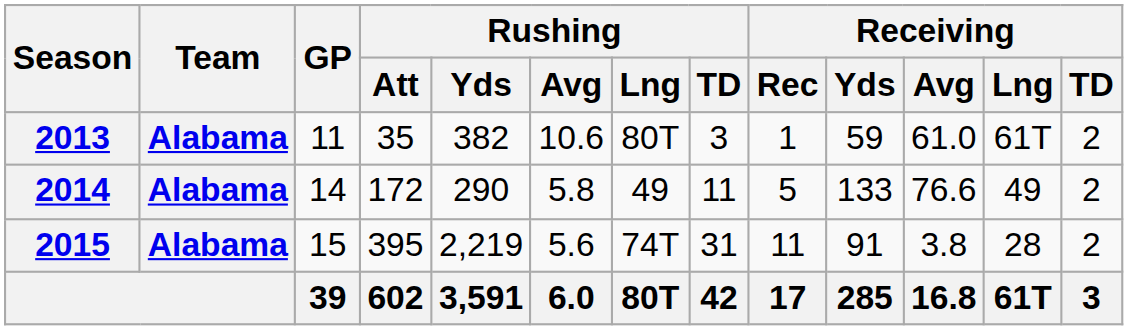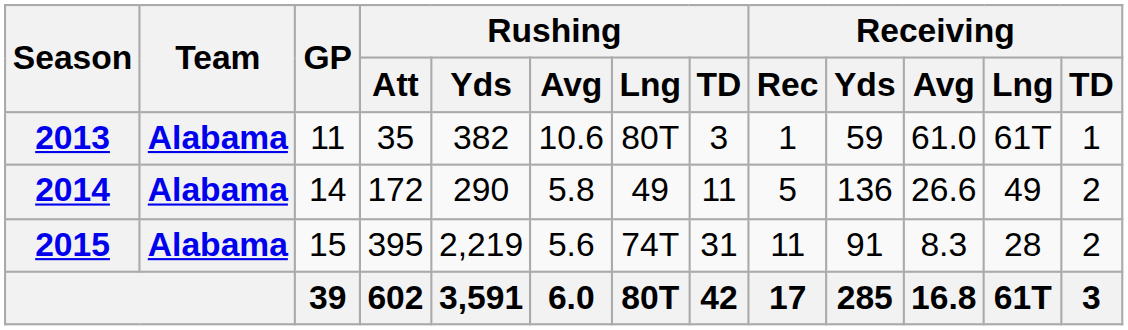(1091, 137) 2 -> (1091, 137) 1
(865, 191) 133 -> (865, 191) 136
(944, 191) 76.6 -> (944, 191) 26.6
(944, 244) 3.8 -> (944, 244) 8.3
